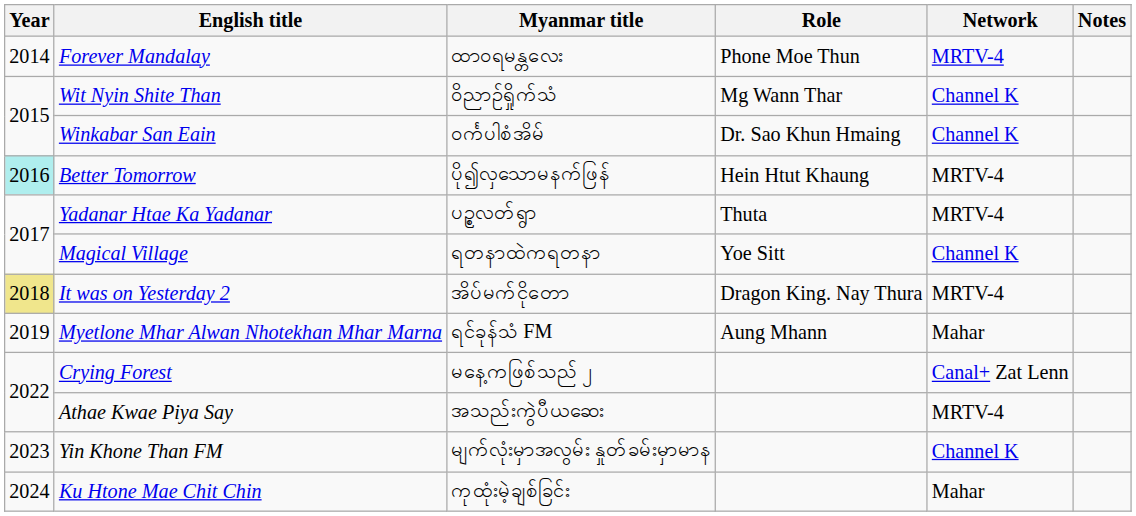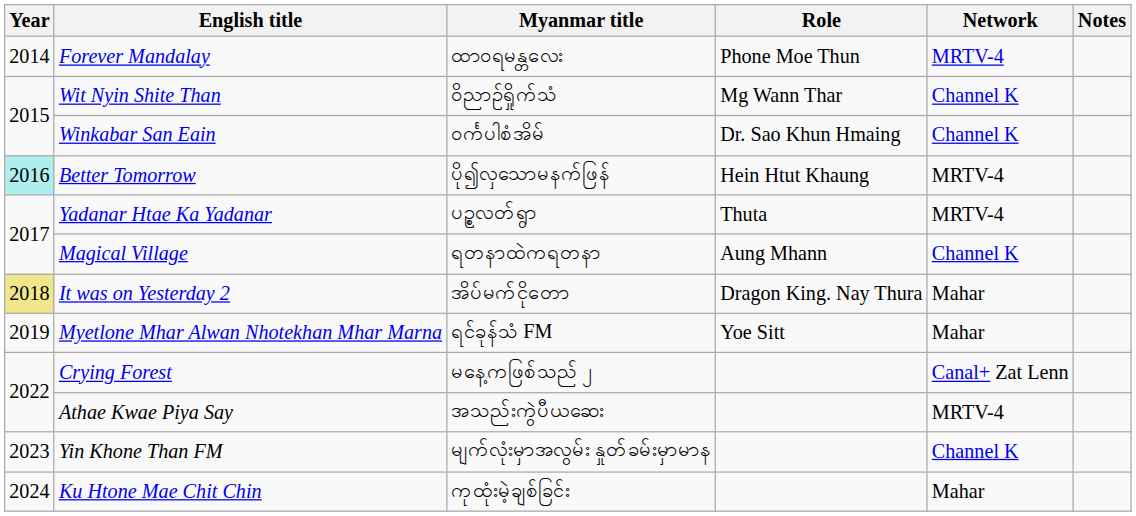(753, 253) Yoe Sitt -> (774, 253) Aung Mhann
(968, 293) MRTV-4 -> (958, 293) Mahar
(774, 332) Aung Mhann -> (753, 332) Yoe Sitt
